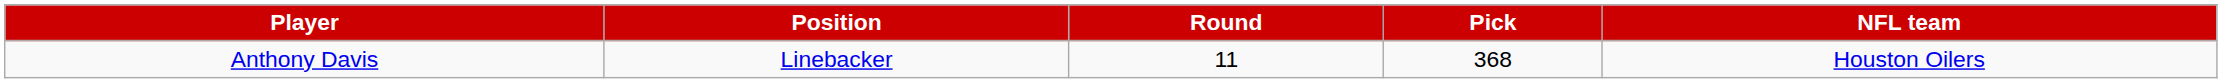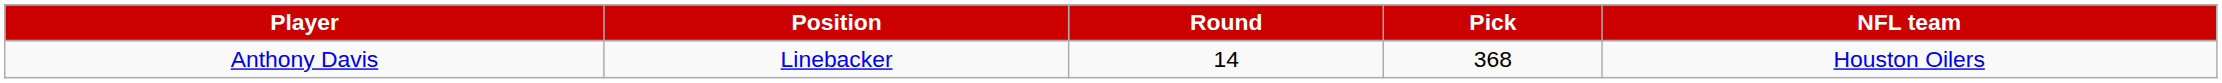(1226, 58) 11 -> (1226, 58) 14
